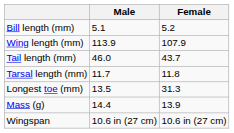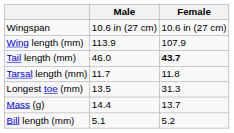rows swapped: (40, 27) <-> (28, 120)
(171, 58) normal -> (171, 58) bold
(171, 105) 13.9 -> (171, 105) 13.7
